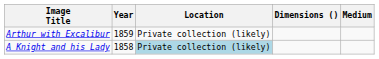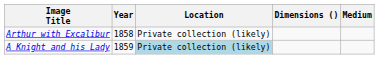(124, 34) 1859 -> (124, 34) 1858
(124, 47) 1858 -> (124, 47) 1859
